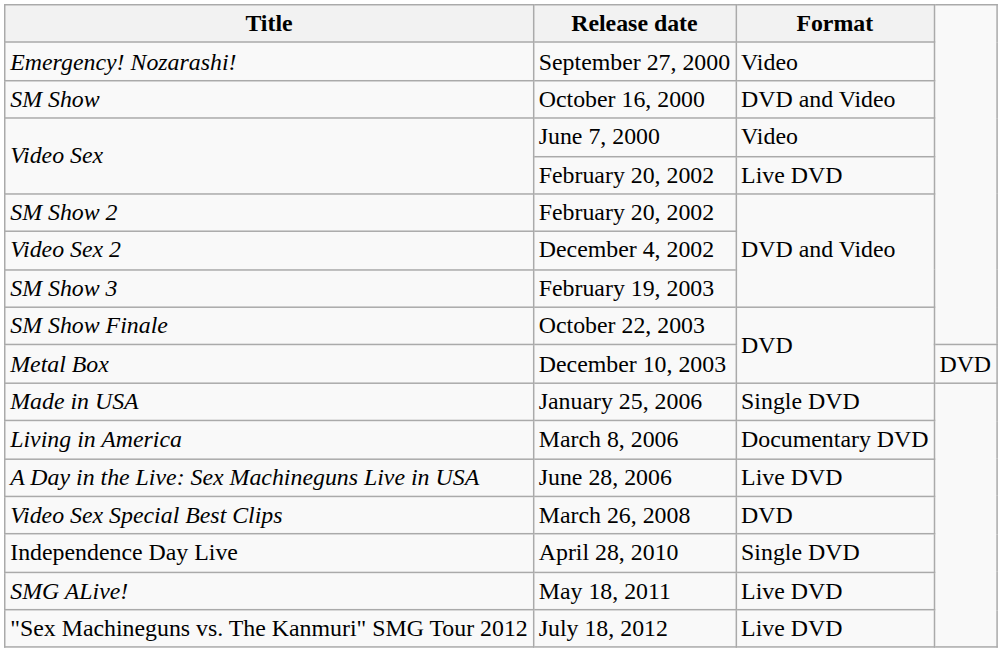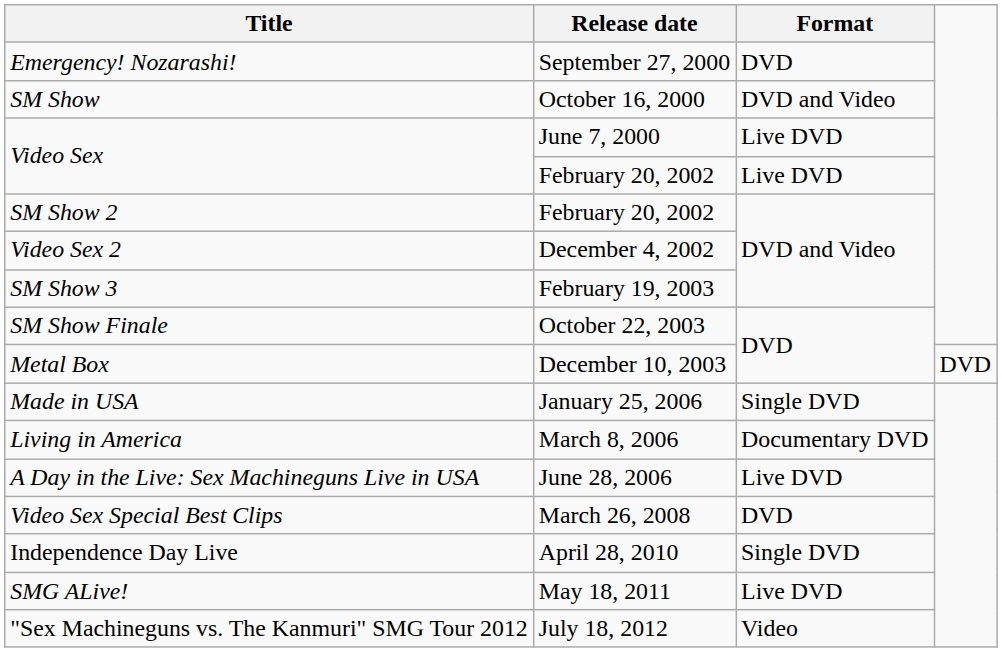(769, 61) Video -> (767, 61) DVD
(769, 136) Video -> (792, 136) Live DVD
(792, 628) Live DVD -> (769, 628) Video
